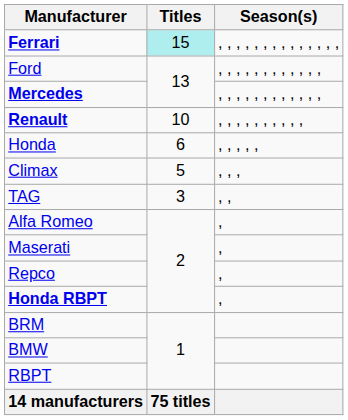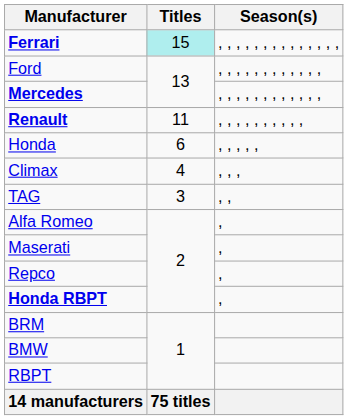(180, 119) 10 -> (180, 119) 11
(180, 171) 5 -> (180, 171) 4
